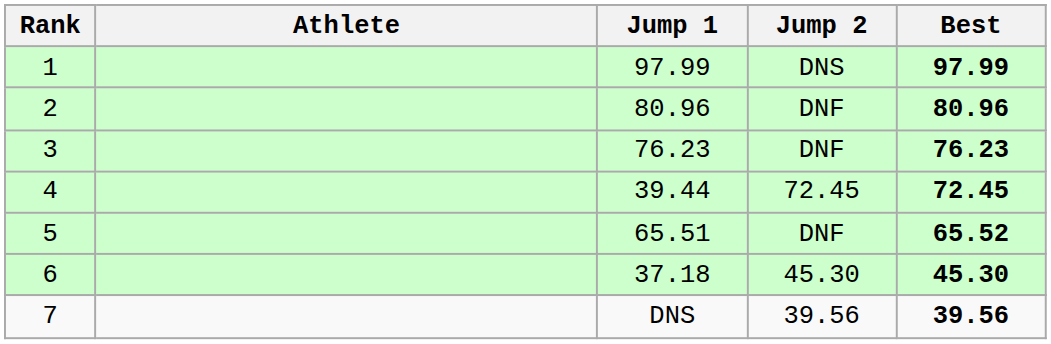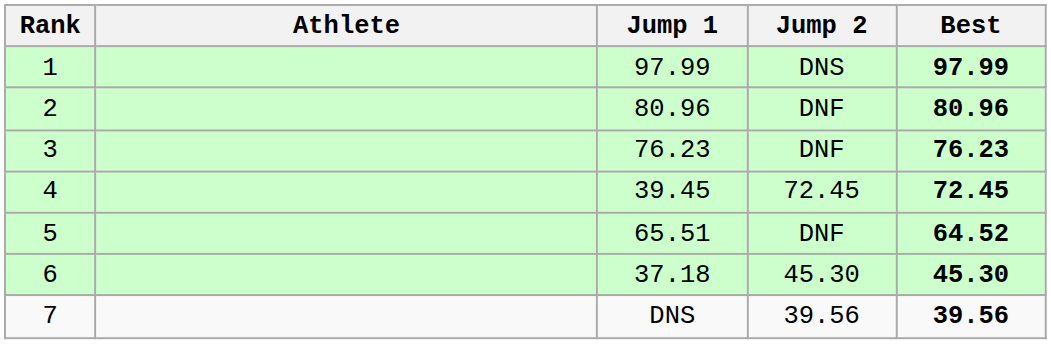(672, 192) 39.44 -> (672, 192) 39.45
(971, 233) 65.52 -> (971, 233) 64.52
